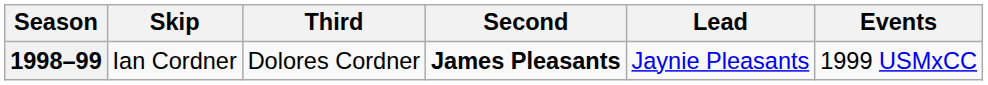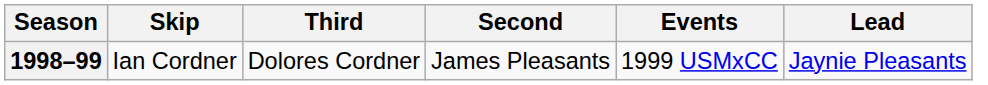columns swapped: (720, 23) <-> (899, 23)
(526, 60) bold -> (521, 60) normal
